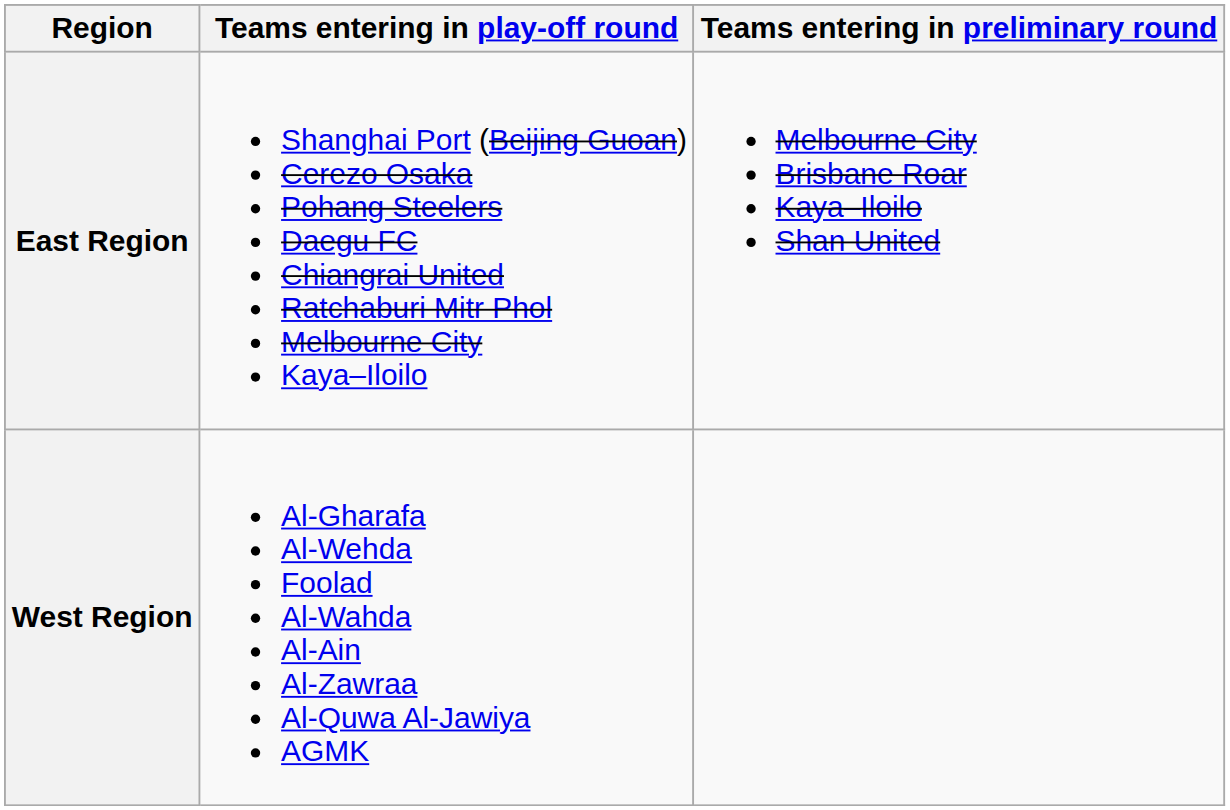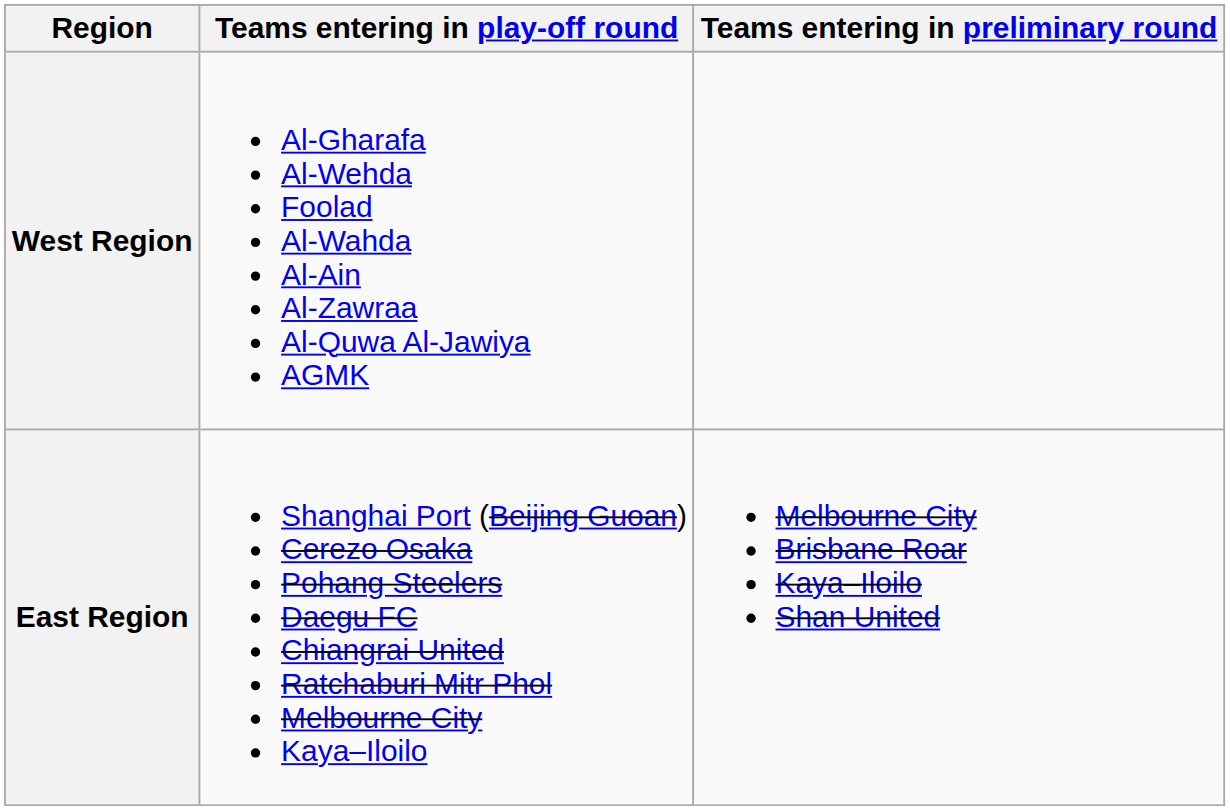rows swapped: (102, 616) <-> (102, 240)
